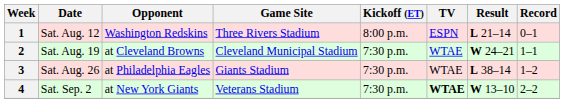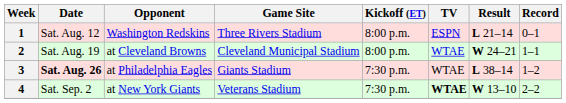(386, 51) 7:30 p.m. -> (388, 51) 8:00 p.m.
(70, 70) normal -> (71, 70) bold
